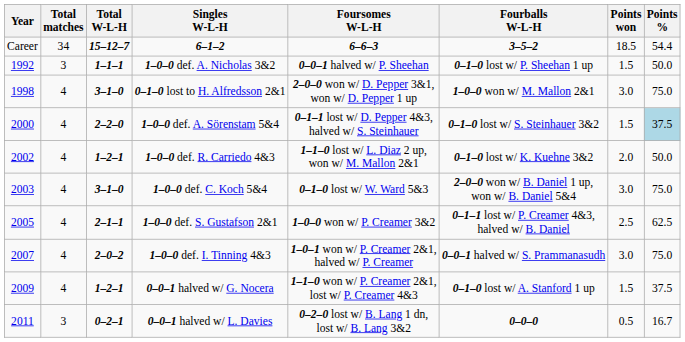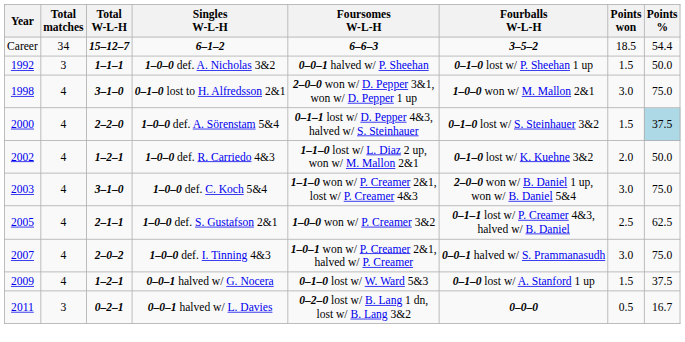(364, 190) 0–1–0 lost w/ W. Ward 5&3 -> (364, 190) 1–1–0 won w/ P. Creamer 2&1, lost w/ P. Creamer 4&3
(364, 288) 1–1–0 won w/ P. Creamer 2&1, lost w/ P. Creamer 4&3 -> (364, 281) 0–1–0 lost w/ W. Ward 5&3
